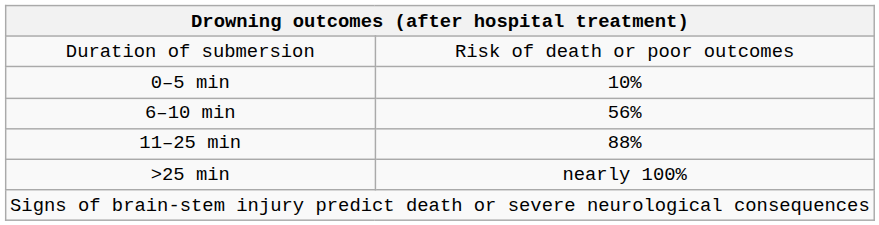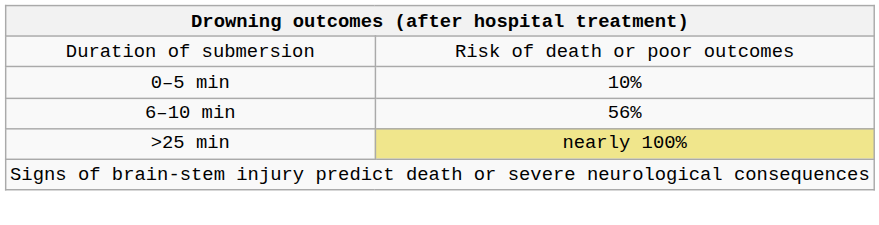- row: (190, 144)
(625, 175) no background -> (625, 144) khaki background
